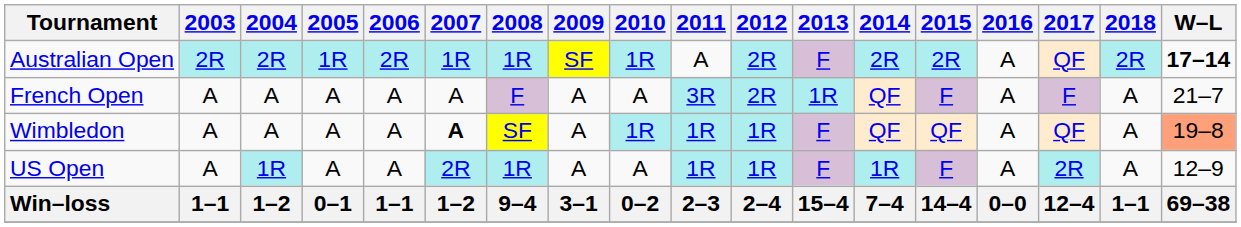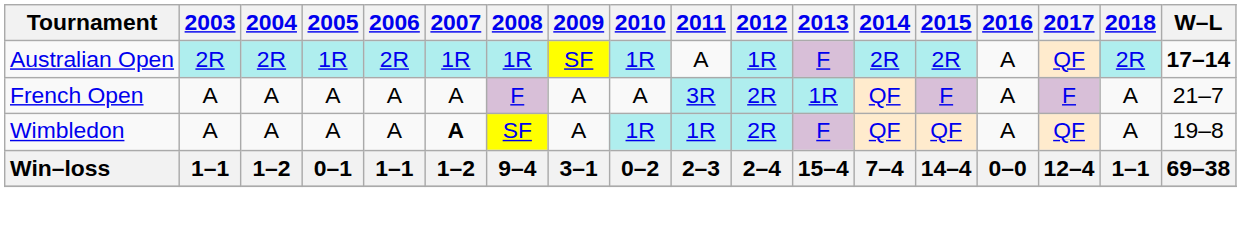(762, 58) 2R -> (762, 58) 1R
(762, 131) 1R -> (762, 131) 2R
(1198, 131) lightsalmon background -> (1198, 131) no background
- row: (57, 167)
